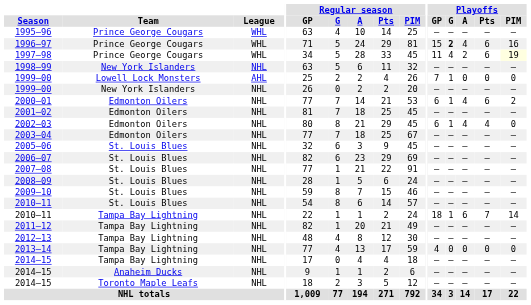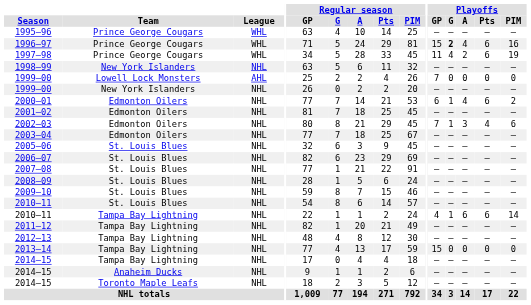(513, 55) lightyellow background -> (513, 55) no background
(451, 78) 1 -> (451, 78) 0
(437, 124) 6 -> (437, 124) 7
(465, 124) 4 -> (465, 124) 3
(513, 124) 0 -> (513, 124) 6
(437, 215) 18 -> (437, 215) 4
(487, 215) 7 -> (487, 215) 6
(437, 249) 4 -> (437, 249) 15
